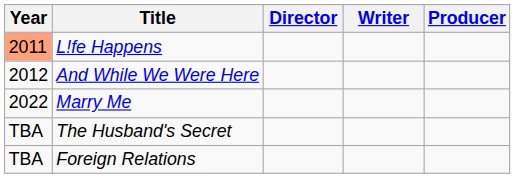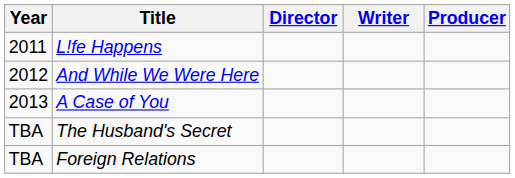(28, 46) lightsalmon background -> (28, 46) no background
+ row: (113, 103)
- row: (94, 103)
